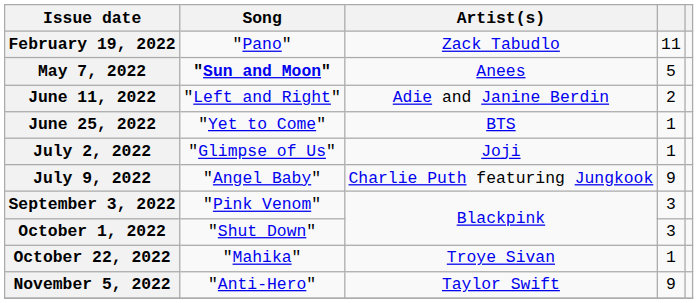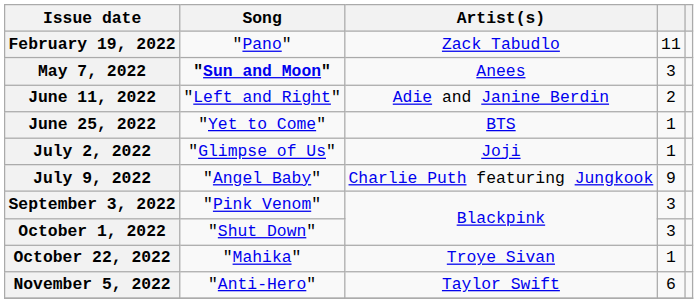(671, 71) 5 -> (671, 71) 3
(671, 285) 9 -> (671, 285) 6
